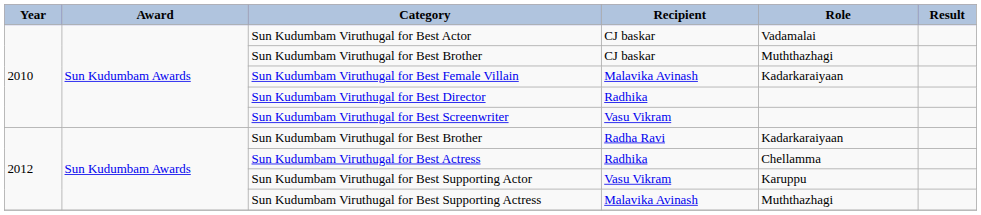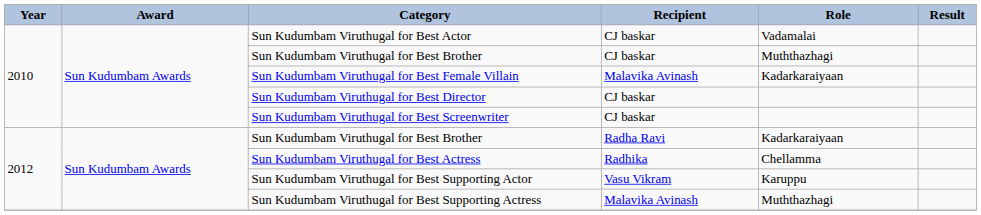(626, 96) Radhika -> (630, 96) CJ baskar
(638, 117) Vasu Vikram -> (630, 117) CJ baskar
